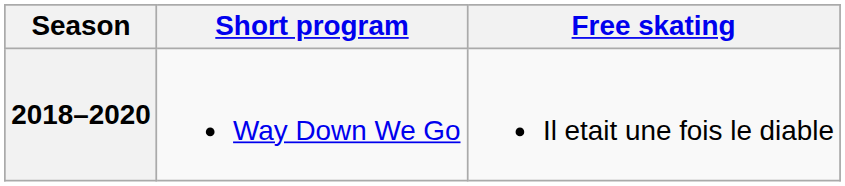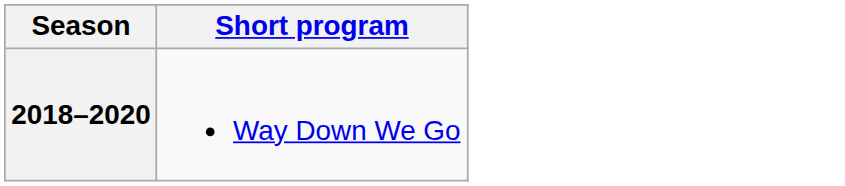- column: (654, 26)
